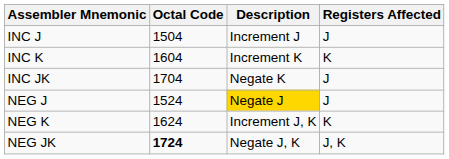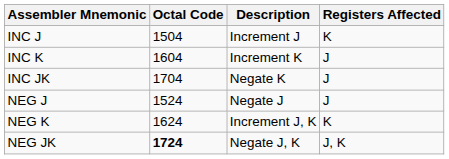(326, 36) J -> (327, 36) K
(327, 57) K -> (326, 57) J
(257, 100) gold background -> (257, 100) no background
